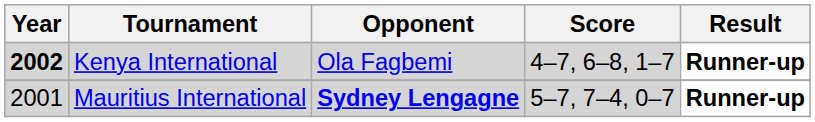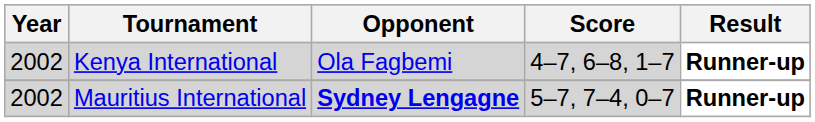(37, 61) bold -> (37, 61) normal
(37, 98) 2001 -> (37, 98) 2002
